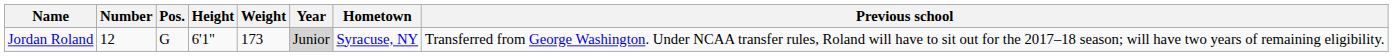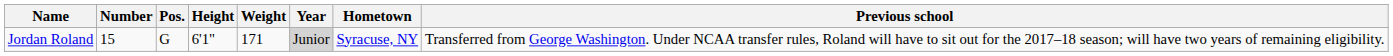(107, 39) 12 -> (107, 39) 15
(252, 39) 173 -> (252, 39) 171
